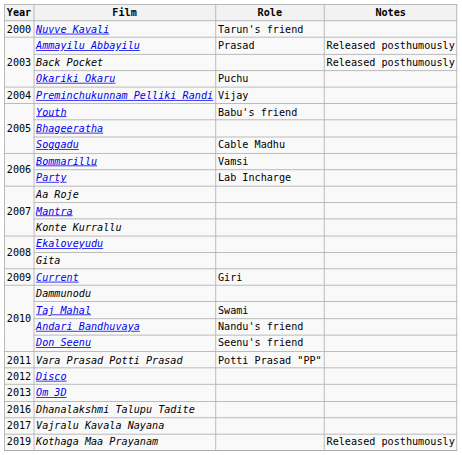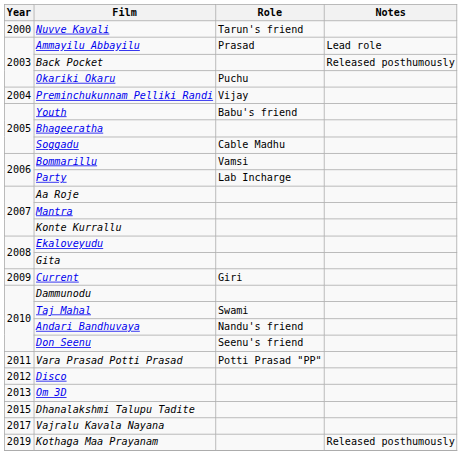(391, 46) Released posthumously -> (354, 46) Lead role
(19, 409) 2016 -> (19, 409) 2015
